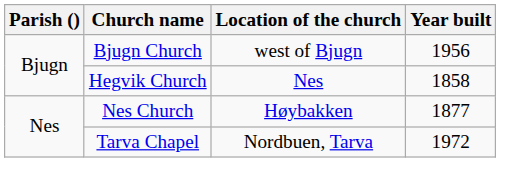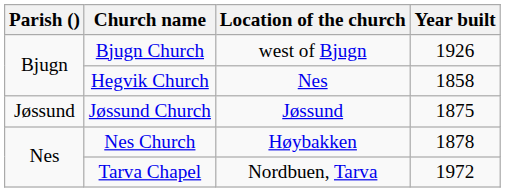(451, 50) 1956 -> (455, 50) 1926
+ row: (150, 111)
(451, 111) 1877 -> (455, 141) 1878
